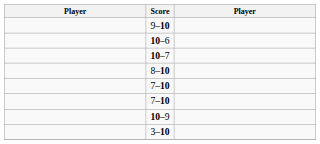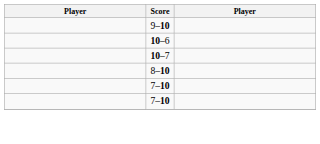- row: (75, 117)
- row: (75, 132)
